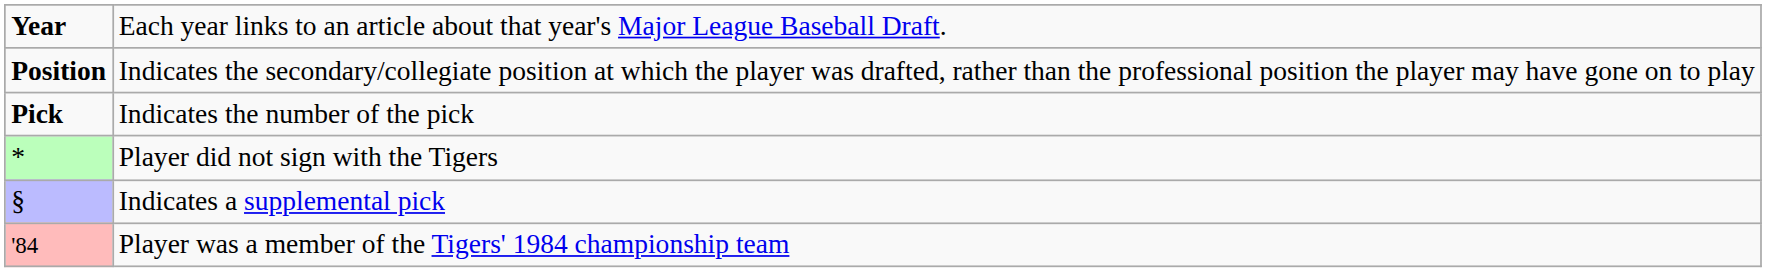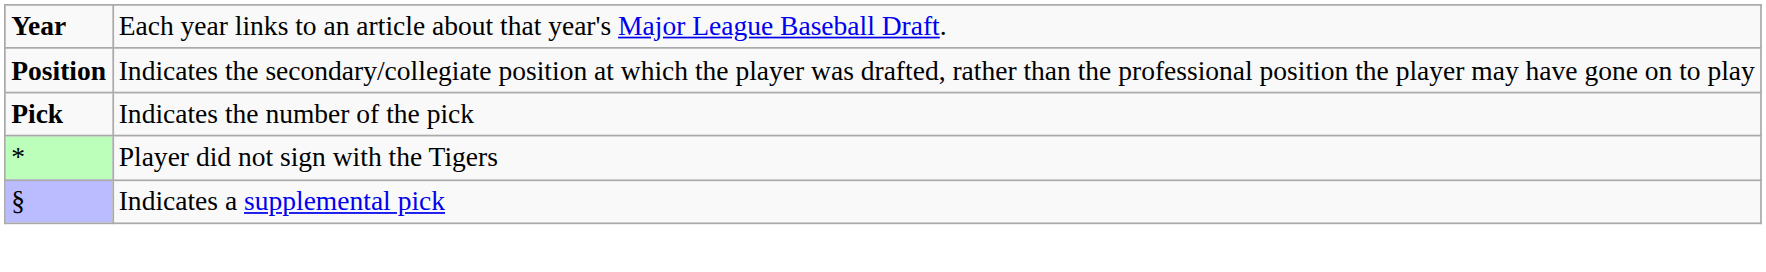- row: (454, 244)
